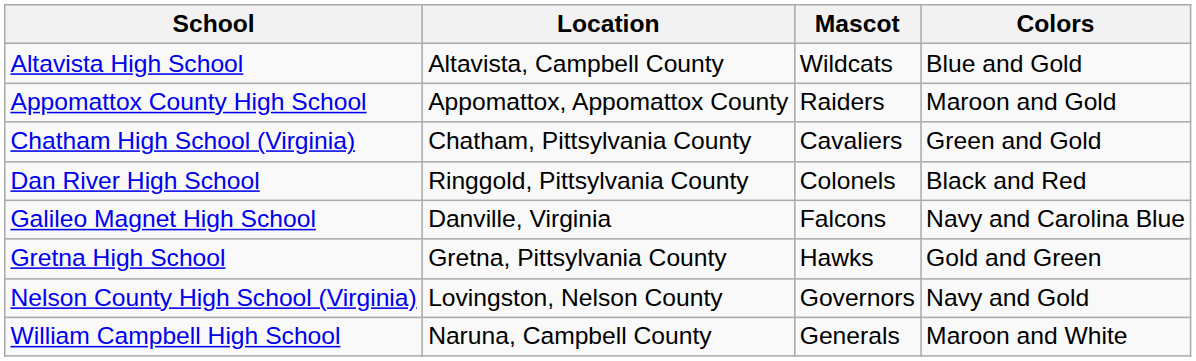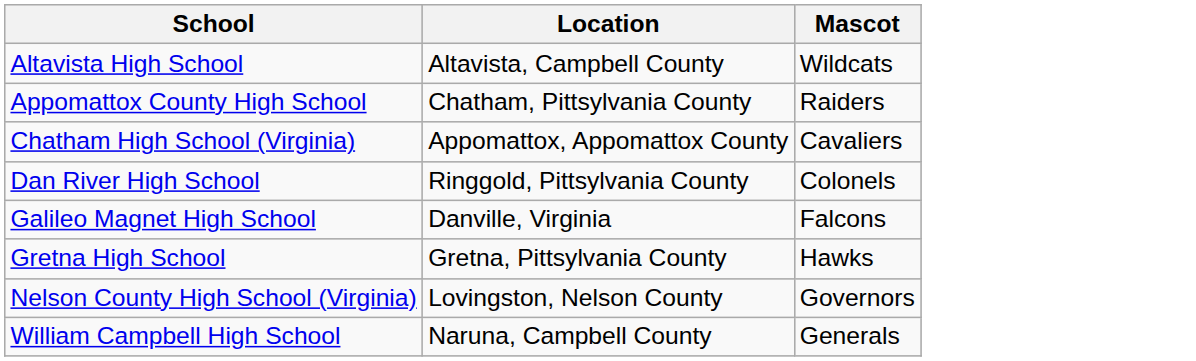- column: (1056, 24)
(608, 102) Appomattox, Appomattox County -> (590, 102) Chatham, Pittsylvania County
(590, 141) Chatham, Pittsylvania County -> (608, 141) Appomattox, Appomattox County
